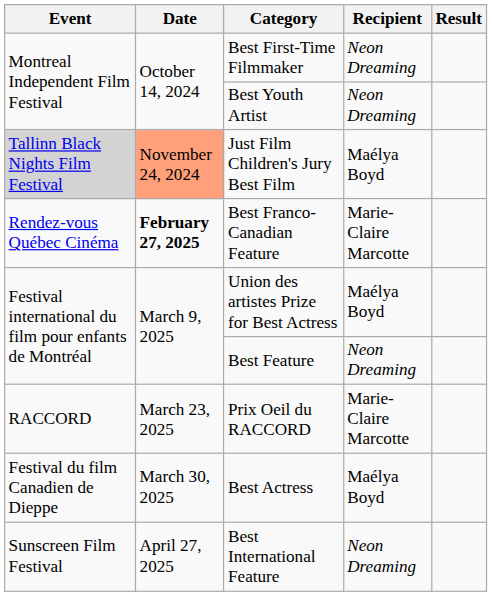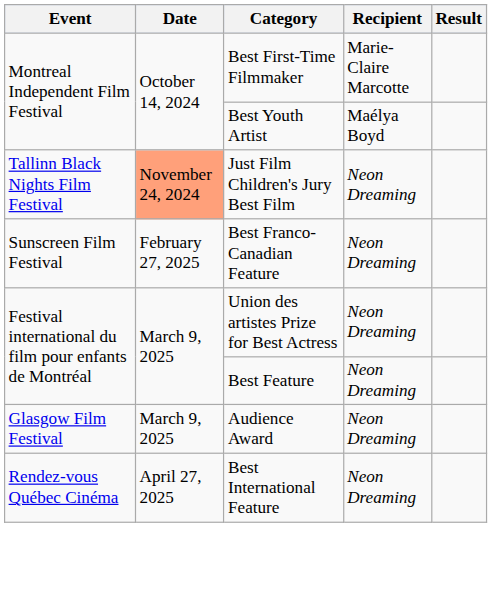(382, 57) Neon Dreaming -> (378, 67) Marie-Claire Marcotte
(382, 105) Neon Dreaming -> (373, 126) Maélya Boyd
(55, 164) lightgrey background -> (55, 184) no background
(373, 164) Maélya Boyd -> (382, 184) Neon Dreaming
(64, 233) Rendez-vous Québec Cinéma -> (62, 253) Sunscreen Film Festival
(174, 233) bold -> (171, 253) normal
(378, 233) Marie-Claire Marcotte -> (382, 253) Neon Dreaming
(373, 301) Maélya Boyd -> (382, 322) Neon Dreaming
+ row: (261, 429)
- row: (270, 419)
- row: (271, 487)
(62, 556) Sunscreen Film Festival -> (64, 487) Rendez-vous Québec Cinéma
